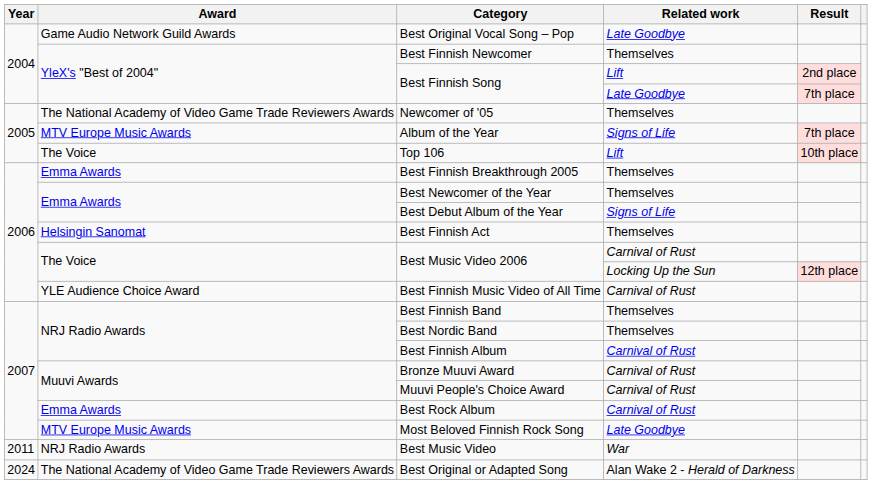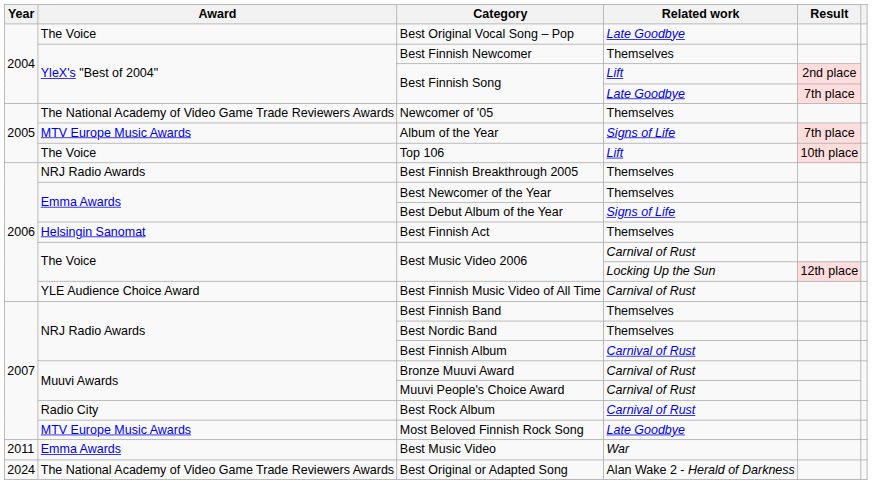(138, 34) Game Audio Network Guild Awards -> (69, 34) The Voice
(81, 172) Emma Awards -> (93, 172) NRJ Radio Awards
(81, 410) Emma Awards -> (70, 410) Radio City
(93, 449) NRJ Radio Awards -> (81, 449) Emma Awards
